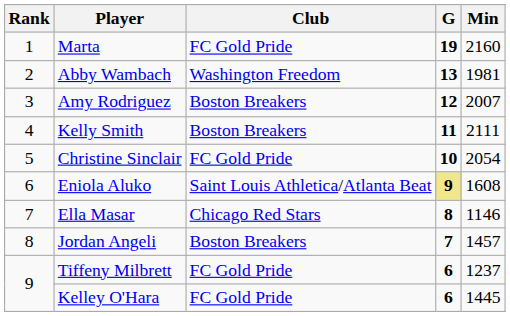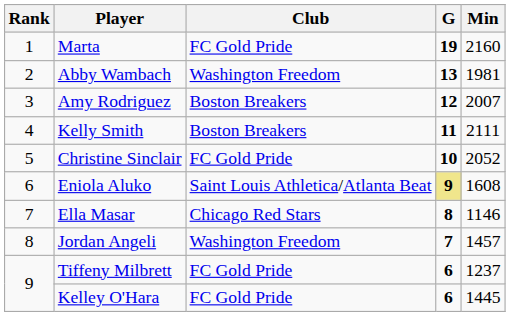(483, 158) 2054 -> (483, 158) 2052
(248, 241) Boston Breakers -> (265, 241) Washington Freedom
